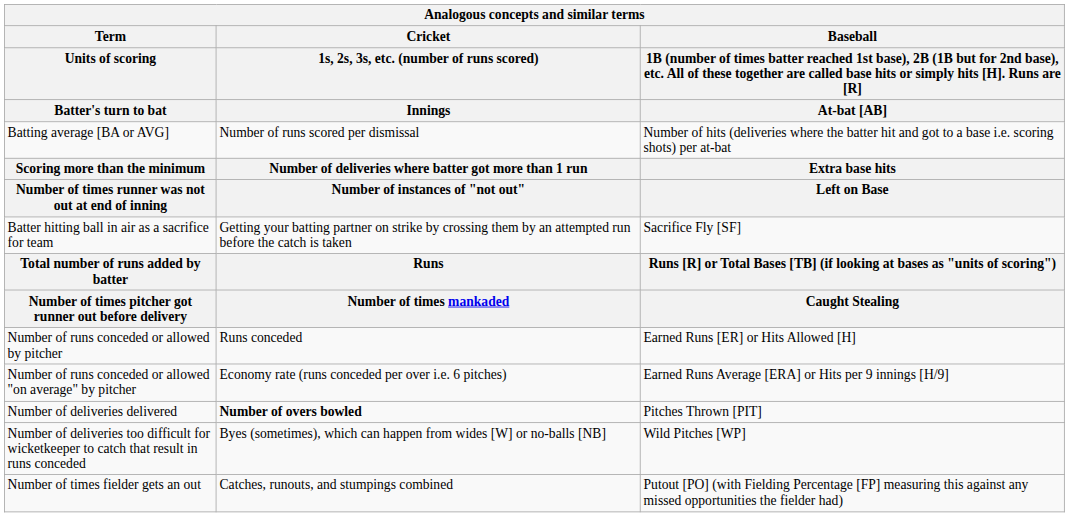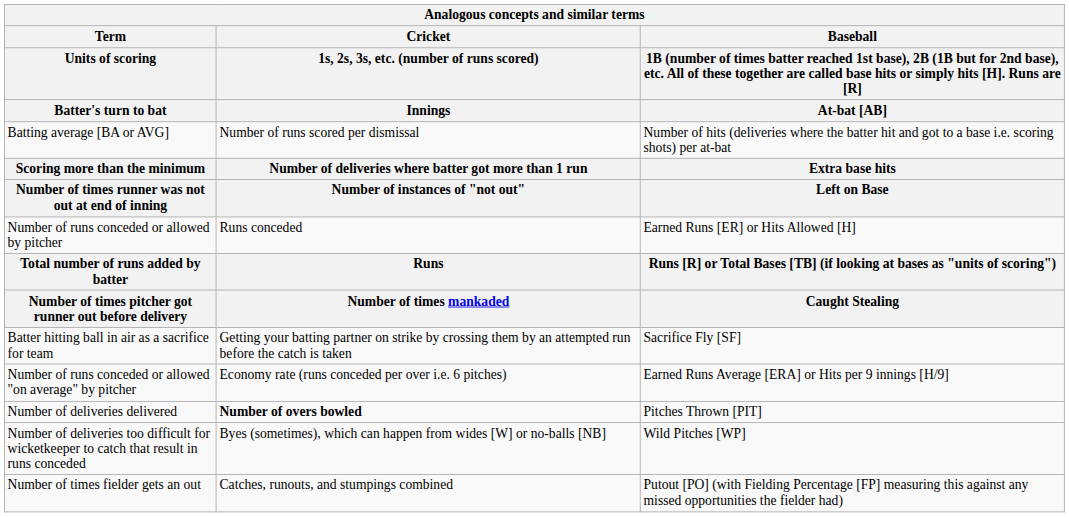rows swapped: (108, 235) <-> (109, 345)
